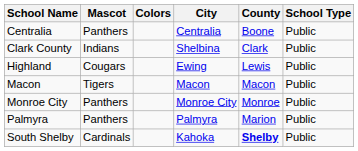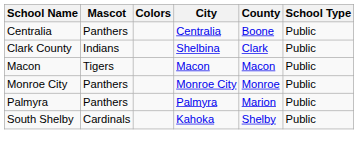- row: (29, 66)
(260, 137) bold -> (259, 119) normal
